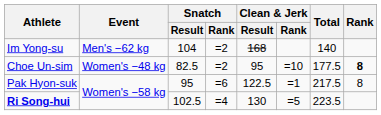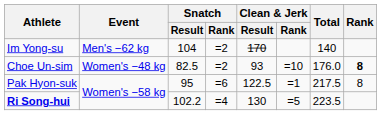(257, 48) 168 -> (257, 48) 170
(257, 66) 95 -> (257, 66) 93
(327, 66) 177.5 -> (327, 66) 176.0
(187, 101) 102.5 -> (187, 101) 102.2
